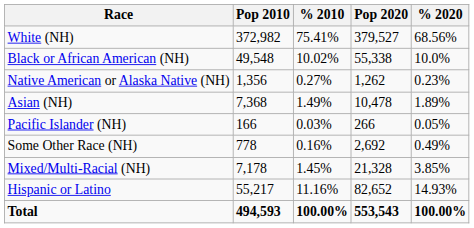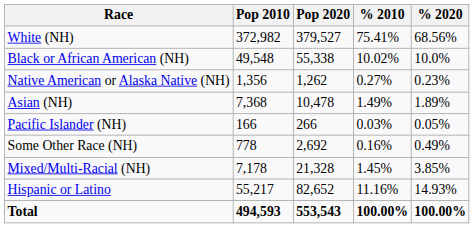columns swapped: (381, 15) <-> (322, 15)
